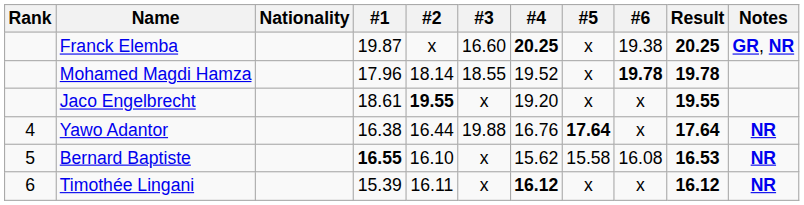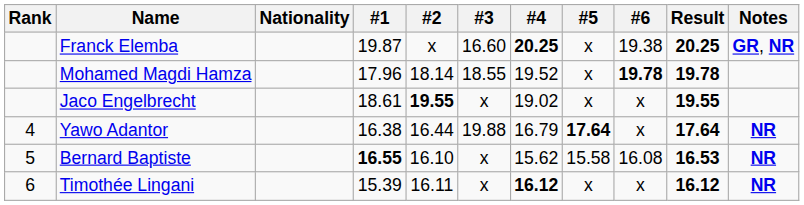(536, 102) 19.20 -> (536, 102) 19.02
(536, 130) 16.76 -> (536, 130) 16.79
